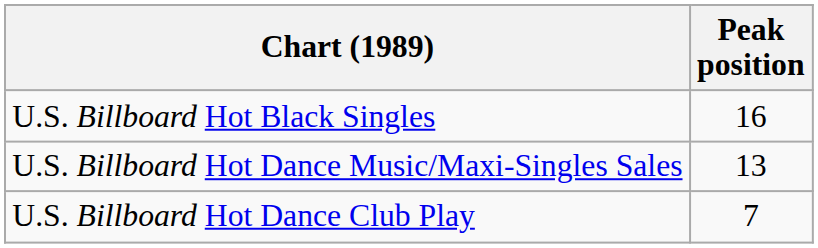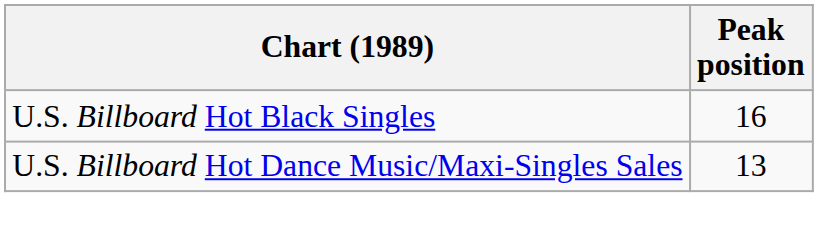- row: (244, 215)
